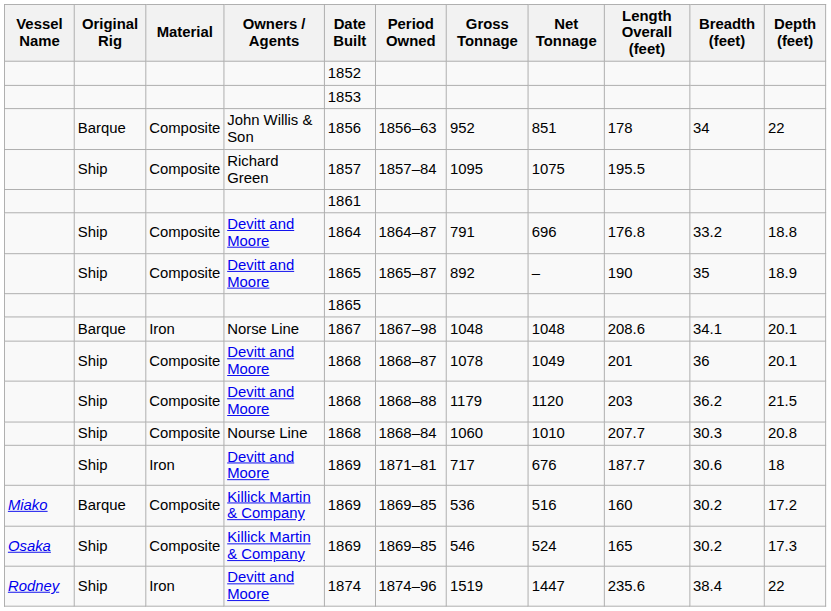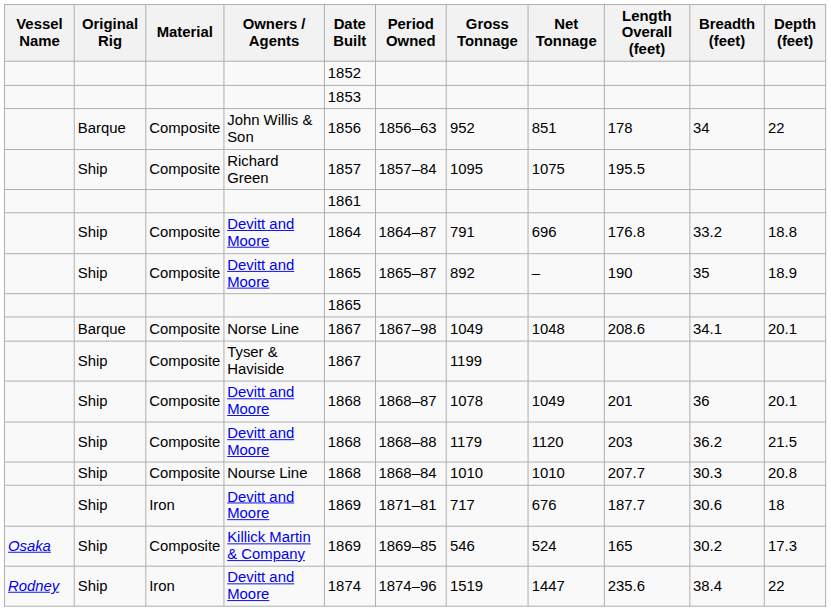(162, 329) Iron -> (185, 329) Composite
(466, 329) 1048 -> (466, 329) 1049
+ row: (39, 361)
(466, 433) 1060 -> (466, 473) 1010
- row: (28, 505)
